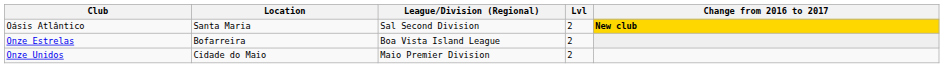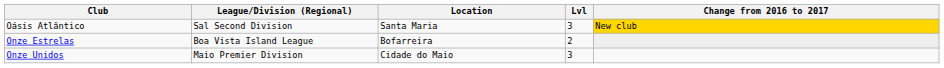columns swapped: (285, 11) <-> (472, 11)
(570, 26) 2 -> (570, 26) 3
(616, 26) bold -> (616, 26) normal
(570, 55) 2 -> (570, 55) 3
